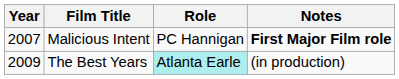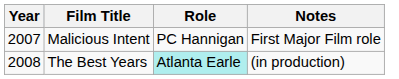(321, 39) bold -> (316, 39) normal
(24, 62) 2009 -> (24, 62) 2008
